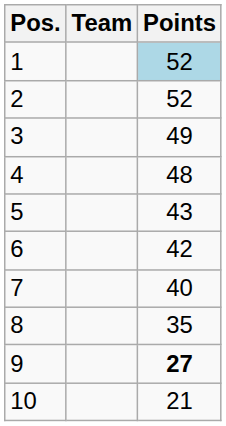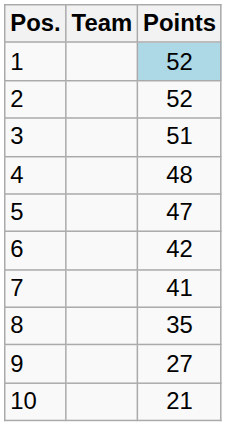(180, 136) 49 -> (180, 136) 51
(180, 212) 43 -> (180, 212) 47
(180, 288) 40 -> (180, 288) 41
(180, 363) bold -> (180, 363) normal
